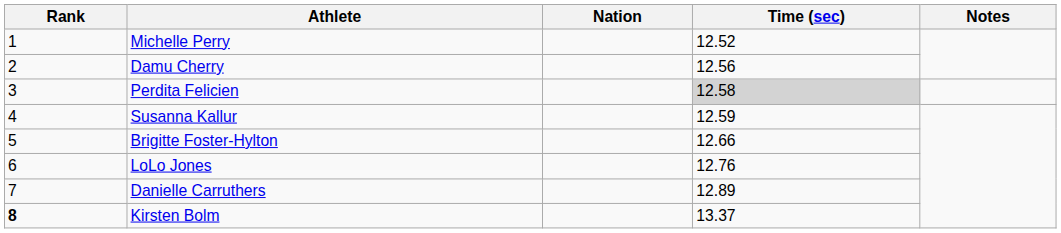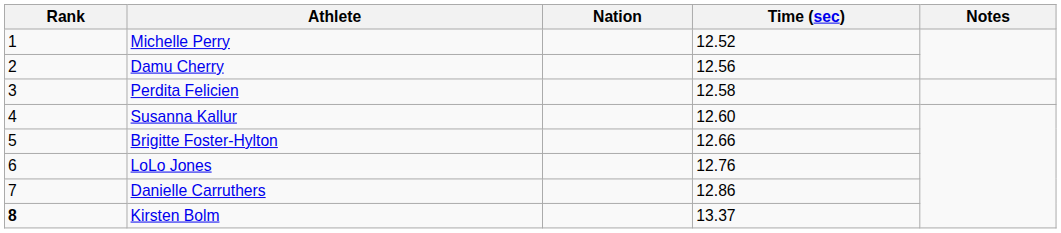(716, 91) lightgrey background -> (716, 91) no background
(716, 116) 12.59 -> (716, 116) 12.60
(716, 191) 12.89 -> (716, 191) 12.86
